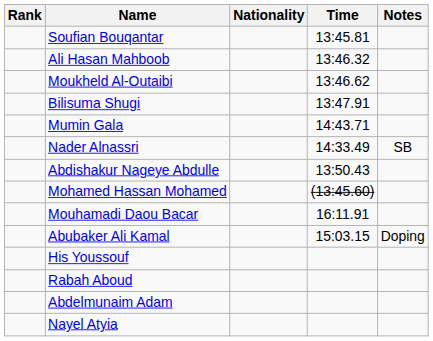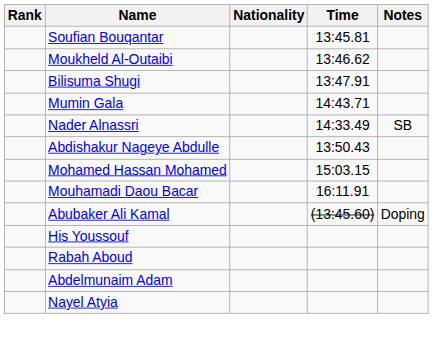- row: (109, 59)
(343, 192) (13:45.60) -> (343, 170) 15:03.15
(343, 236) 15:03.15 -> (343, 214) (13:45.60)
